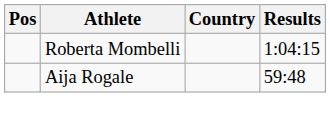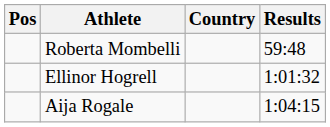(292, 48) 1:04:15 -> (285, 48) 59:48
+ row: (101, 77)
(285, 77) 59:48 -> (292, 106) 1:04:15
